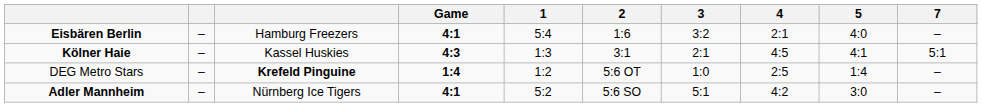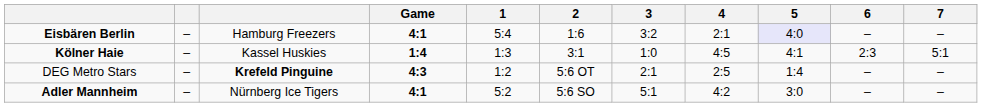+ column: (867, 14)
(859, 33) no background -> (795, 33) lavender background
(451, 53) 4:3 -> (418, 53) 1:4
(701, 53) 2:1 -> (649, 53) 1:0
(451, 72) 1:4 -> (418, 72) 4:3
(701, 72) 1:0 -> (649, 72) 2:1
